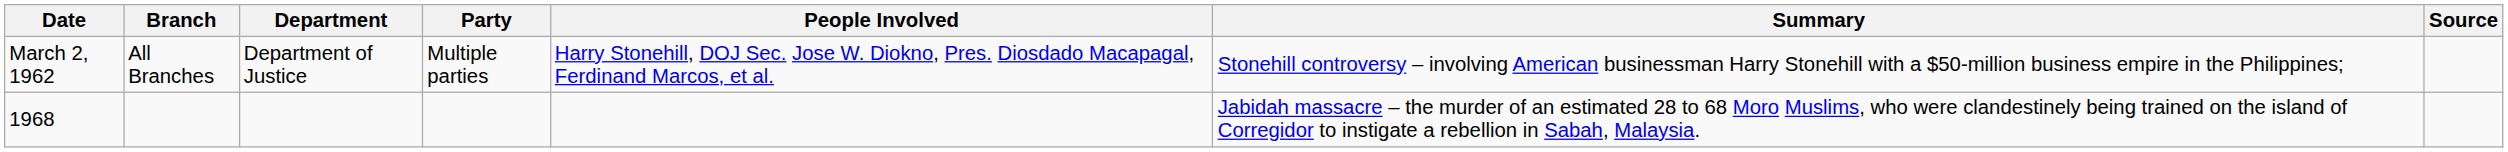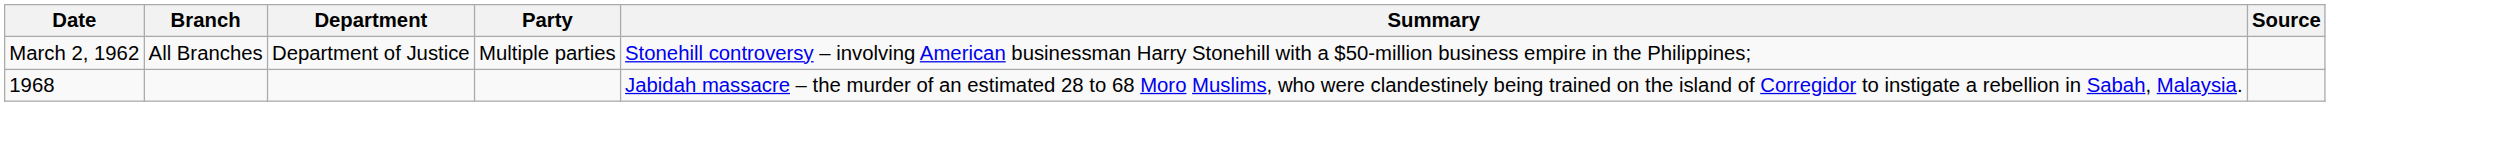- column: (882, 20)
